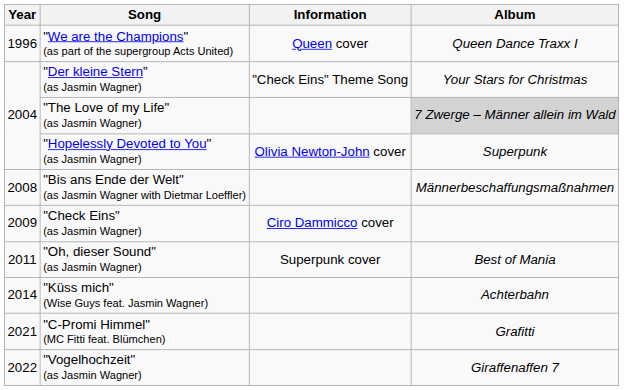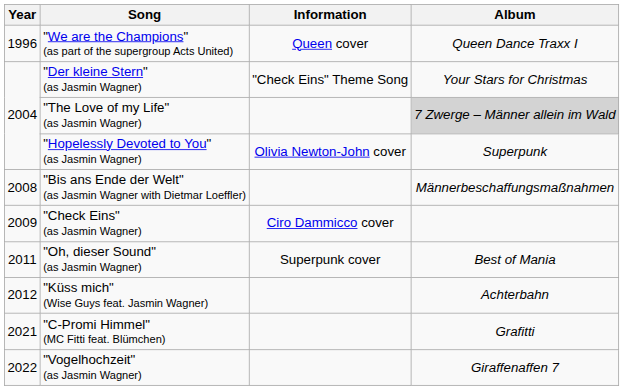(22, 295) 2014 -> (22, 295) 2012
